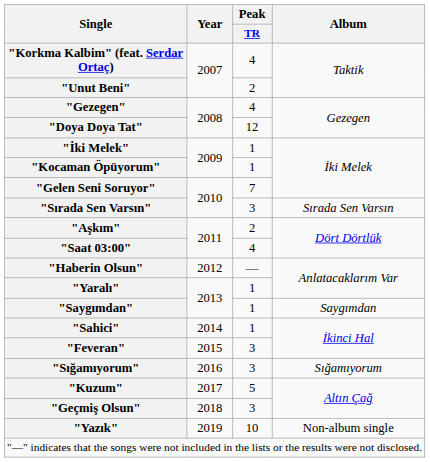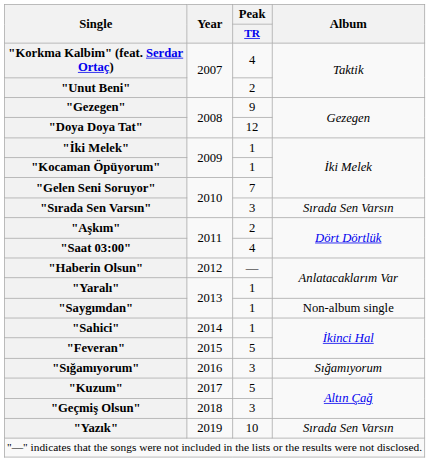(252, 107) 4 -> (252, 107) 9
(348, 308) Saygımdan -> (348, 308) Non-album single
(252, 348) 3 -> (252, 348) 5
(348, 428) Non-album single -> (348, 428) Sırada Sen Varsın
